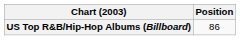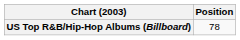(214, 27) 86 -> (214, 27) 78
